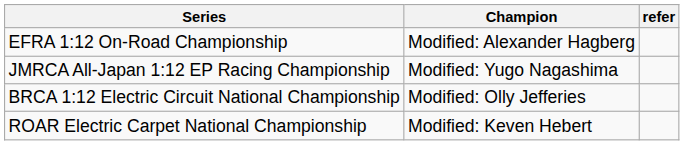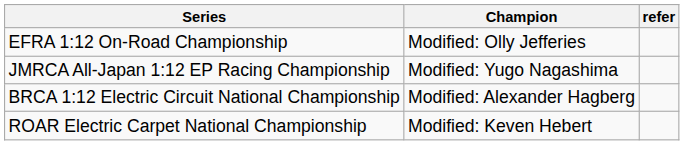(522, 41) Modified: Alexander Hagberg -> (497, 41) Modified: Olly Jefferies
(497, 97) Modified: Olly Jefferies -> (522, 97) Modified: Alexander Hagberg
